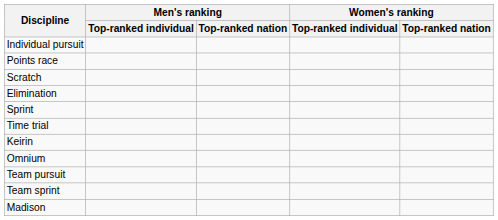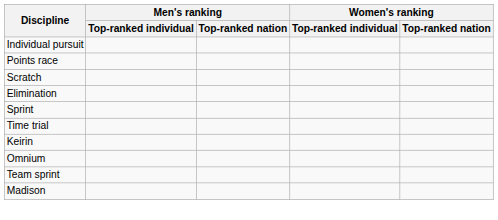- row: (36, 175)
